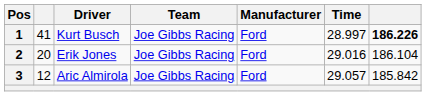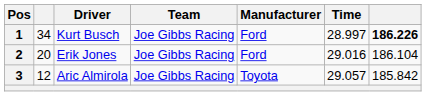(44, 35) 41 -> (44, 35) 34
(253, 75) Ford -> (259, 75) Toyota
